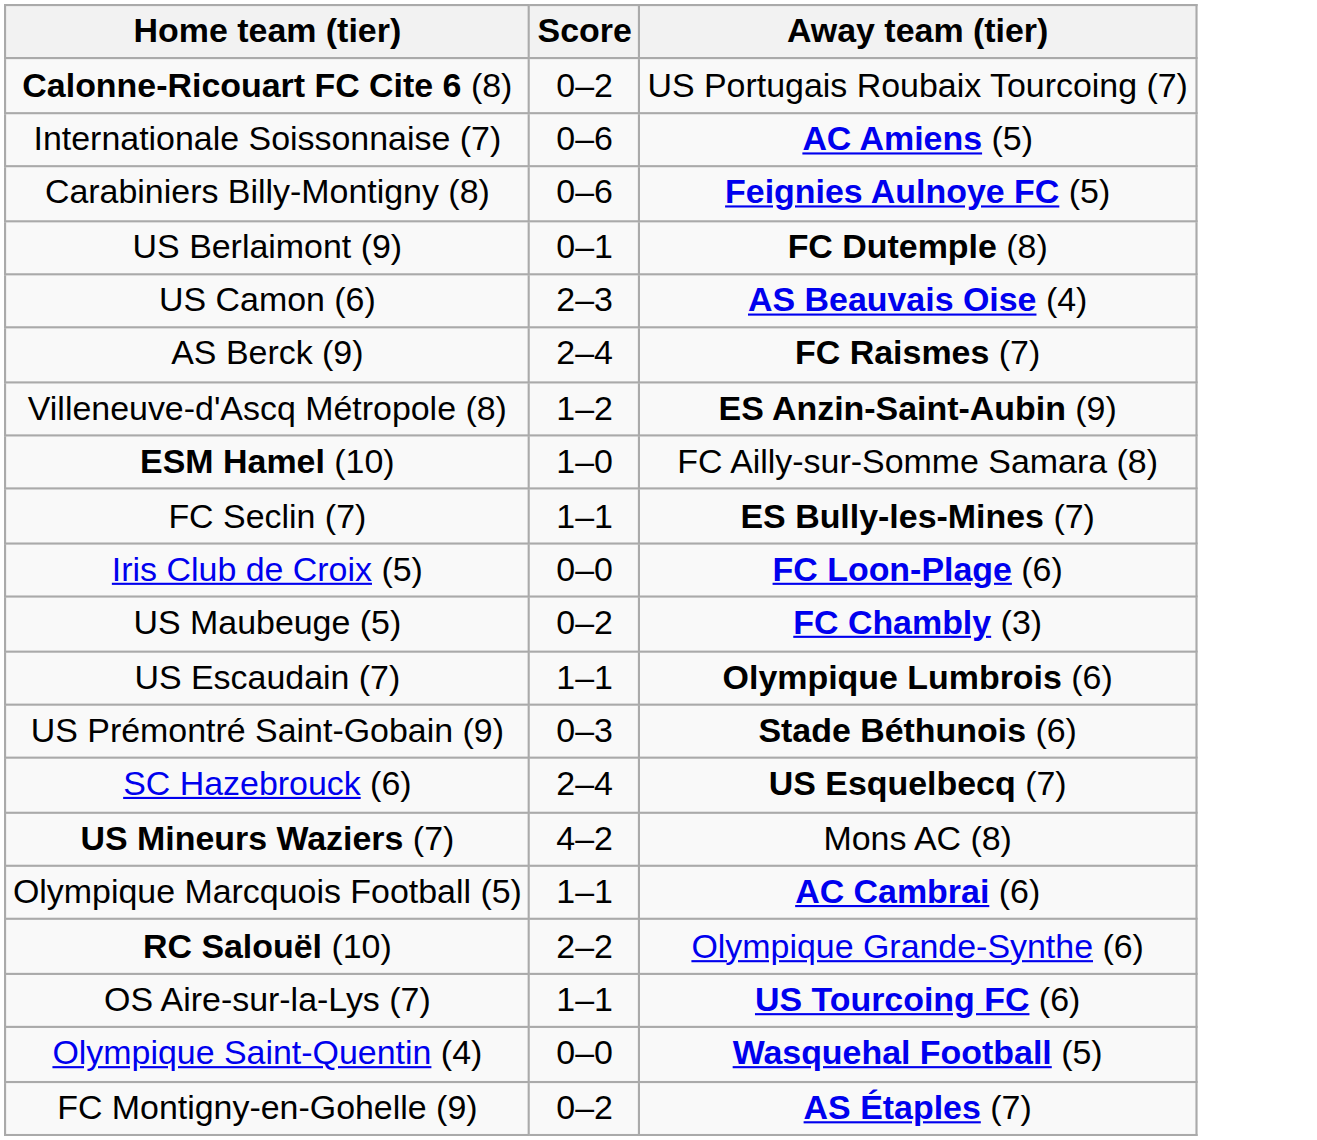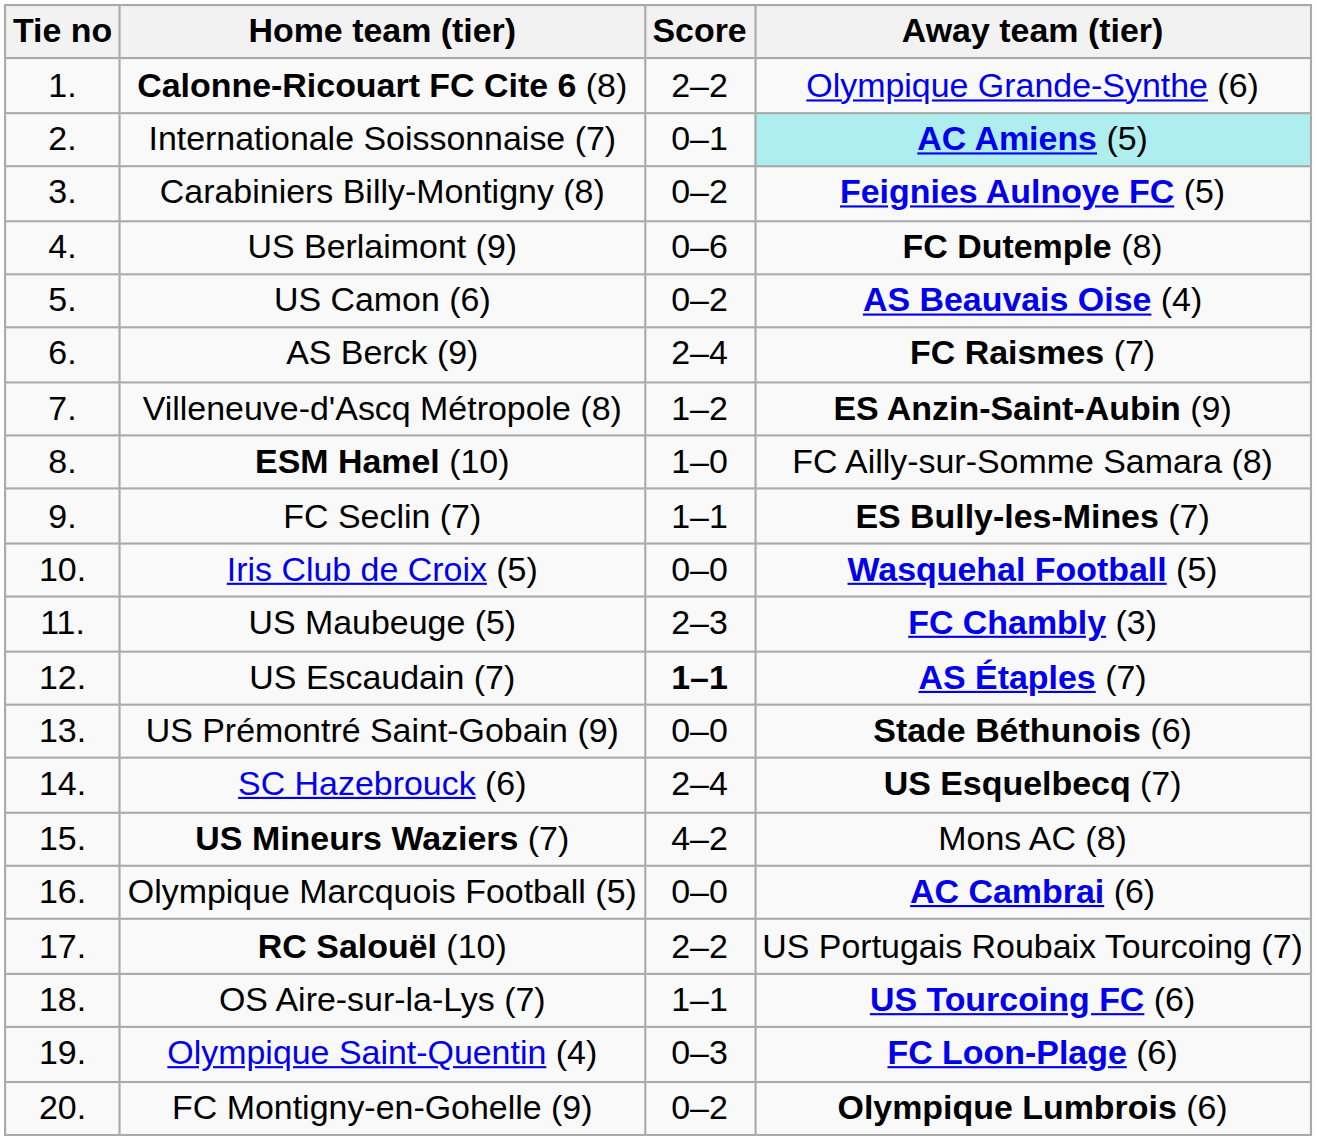+ column: (63, 31)
(585, 85) 0–2 -> (700, 85) 2–2
(918, 85) US Portugais Roubaix Tourcoing (7) -> (1033, 85) Olympique Grande-Synthe (6)
(585, 138) 0–6 -> (700, 138) 0–1
(918, 138) no background -> (1033, 138) paleturquoise background
(585, 192) 0–6 -> (700, 192) 0–2
(585, 246) 0–1 -> (700, 246) 0–6
(585, 300) 2–3 -> (700, 300) 0–2
(918, 569) FC Loon-Plage (6) -> (1033, 569) Wasquehal Football (5)
(585, 623) 0–2 -> (700, 623) 2–3
(585, 676) normal -> (700, 676) bold
(918, 676) Olympique Lumbrois (6) -> (1033, 676) AS Étaples (7)
(585, 730) 0–3 -> (700, 730) 0–0
(585, 892) 1–1 -> (700, 892) 0–0
(918, 945) Olympique Grande-Synthe (6) -> (1033, 945) US Portugais Roubaix Tourcoing (7)
(585, 1053) 0–0 -> (700, 1053) 0–3
(918, 1053) Wasquehal Football (5) -> (1033, 1053) FC Loon-Plage (6)
(918, 1107) AS Étaples (7) -> (1033, 1107) Olympique Lumbrois (6)
